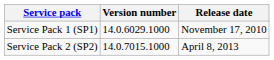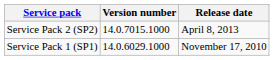rows swapped: (52, 30) <-> (52, 47)
